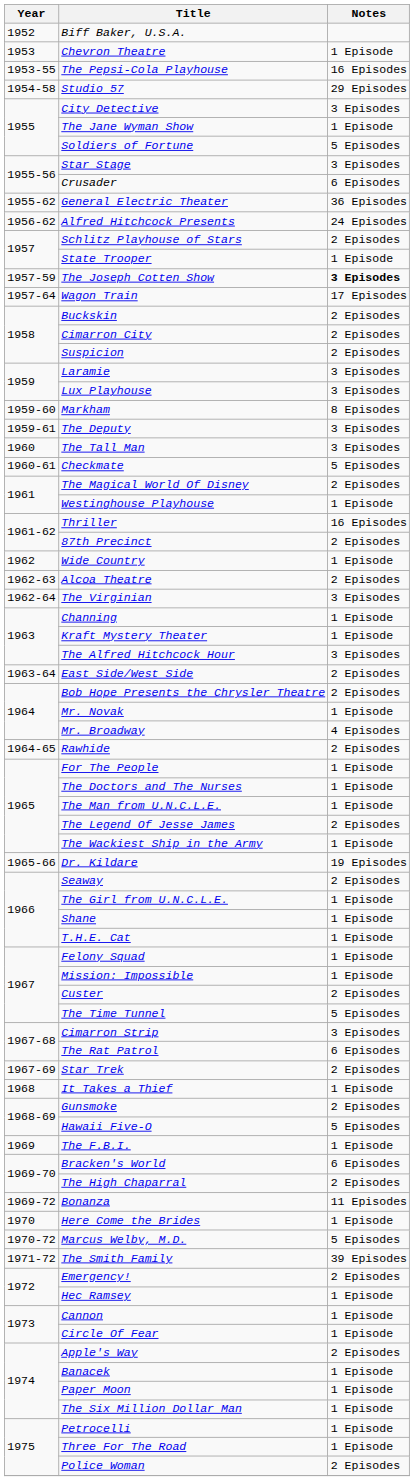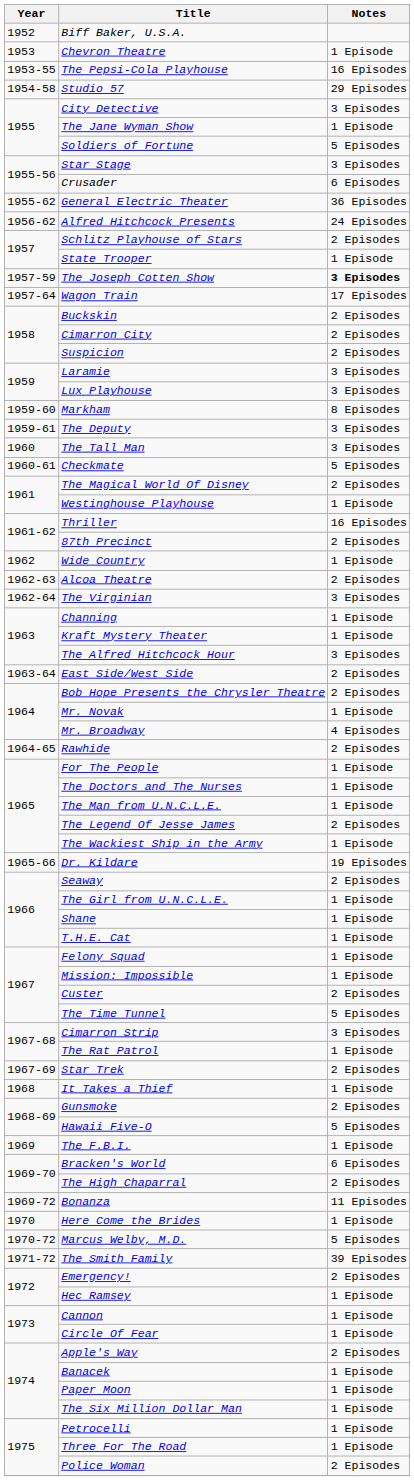(365, 1051) 6 Episodes -> (362, 1051) 1 Episode
